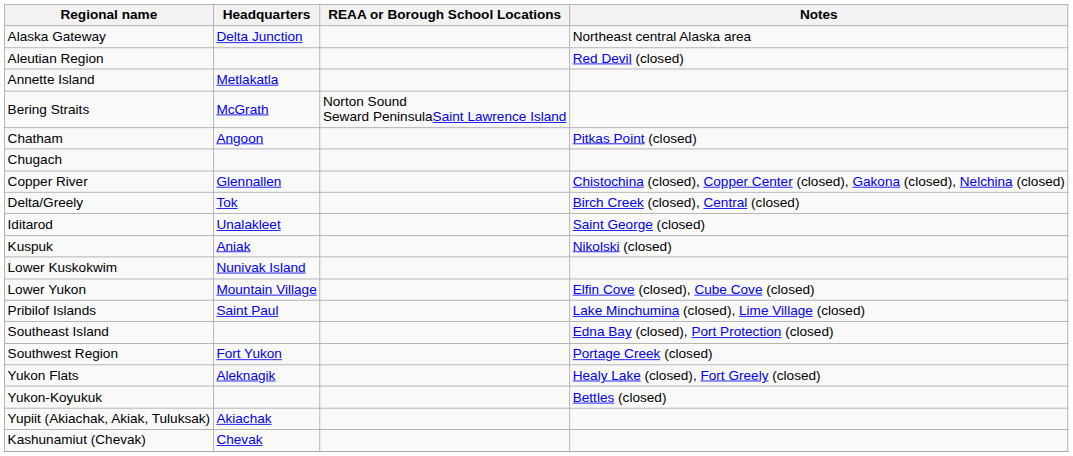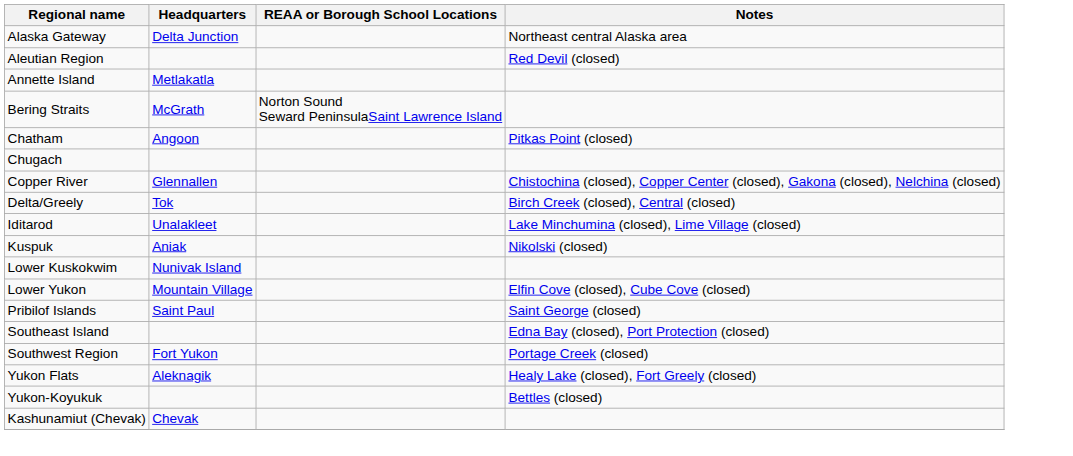(639, 224) Saint George (closed) -> (655, 224) Lake Minchumina (closed), Lime Village (closed)
(719, 310) Lake Minchumina (closed), Lime Village (closed) -> (575, 310) Saint George (closed)
- row: (109, 418)
